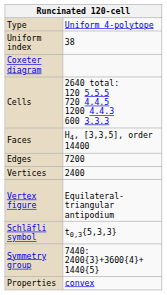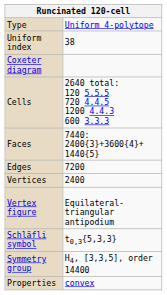(109, 140) H4, [3,3,5], order 14400 -> (104, 144) 7440: 2400{3}+3600{4}+ 1440{5}
(104, 260) 7440: 2400{3}+3600{4}+ 1440{5} -> (109, 264) H4, [3,3,5], order 14400
